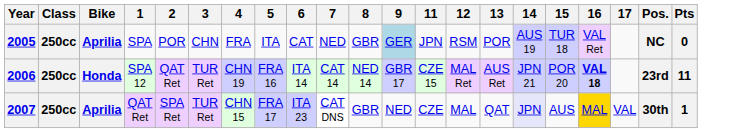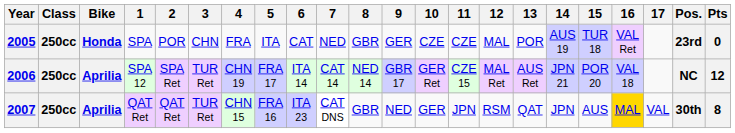+ column: (432, 14)
(102, 41) Aprilia -> (102, 41) Honda
(399, 41) lightblue background -> (399, 41) no background
(431, 41) JPN -> (464, 41) CZE
(463, 41) RSM -> (497, 41) MAL
(655, 41) NC -> (689, 41) 23rd
(102, 75) Honda -> (102, 75) Aprilia
(172, 75) QAT Ret -> (172, 75) SPA Ret
(271, 75) FRA 16 -> (271, 75) FRA 17
(594, 75) bold -> (628, 75) normal
(655, 75) 23rd -> (689, 75) NC
(684, 75) 11 -> (718, 75) 12
(172, 110) SPA Ret -> (172, 110) QAT Ret
(271, 110) FRA 17 -> (271, 110) FRA 16
(431, 110) CZE -> (464, 110) JPN
(463, 110) MAL -> (497, 110) RSM
(529, 110) lavender background -> (563, 110) no background
(684, 110) 1 -> (718, 110) 8
